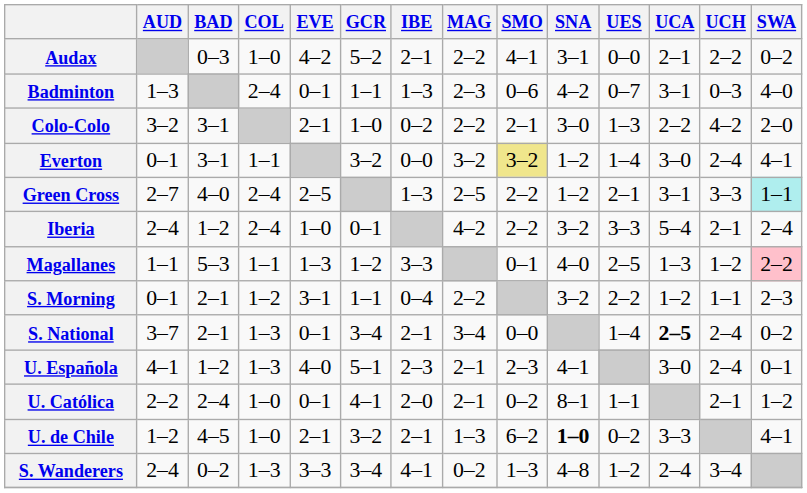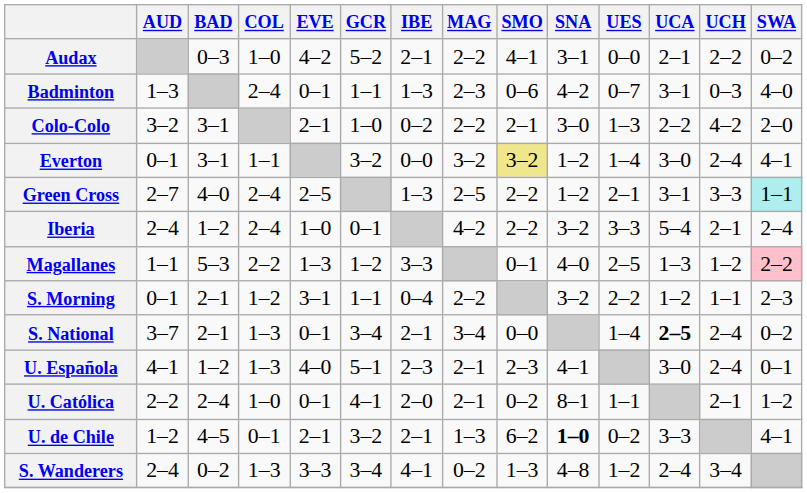(264, 263) 1–1 -> (264, 263) 2–2
(264, 435) 1–0 -> (264, 435) 0–1
